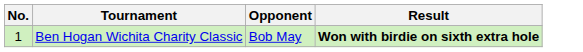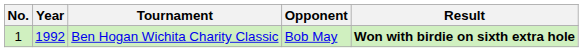+ column: (50, 15)
